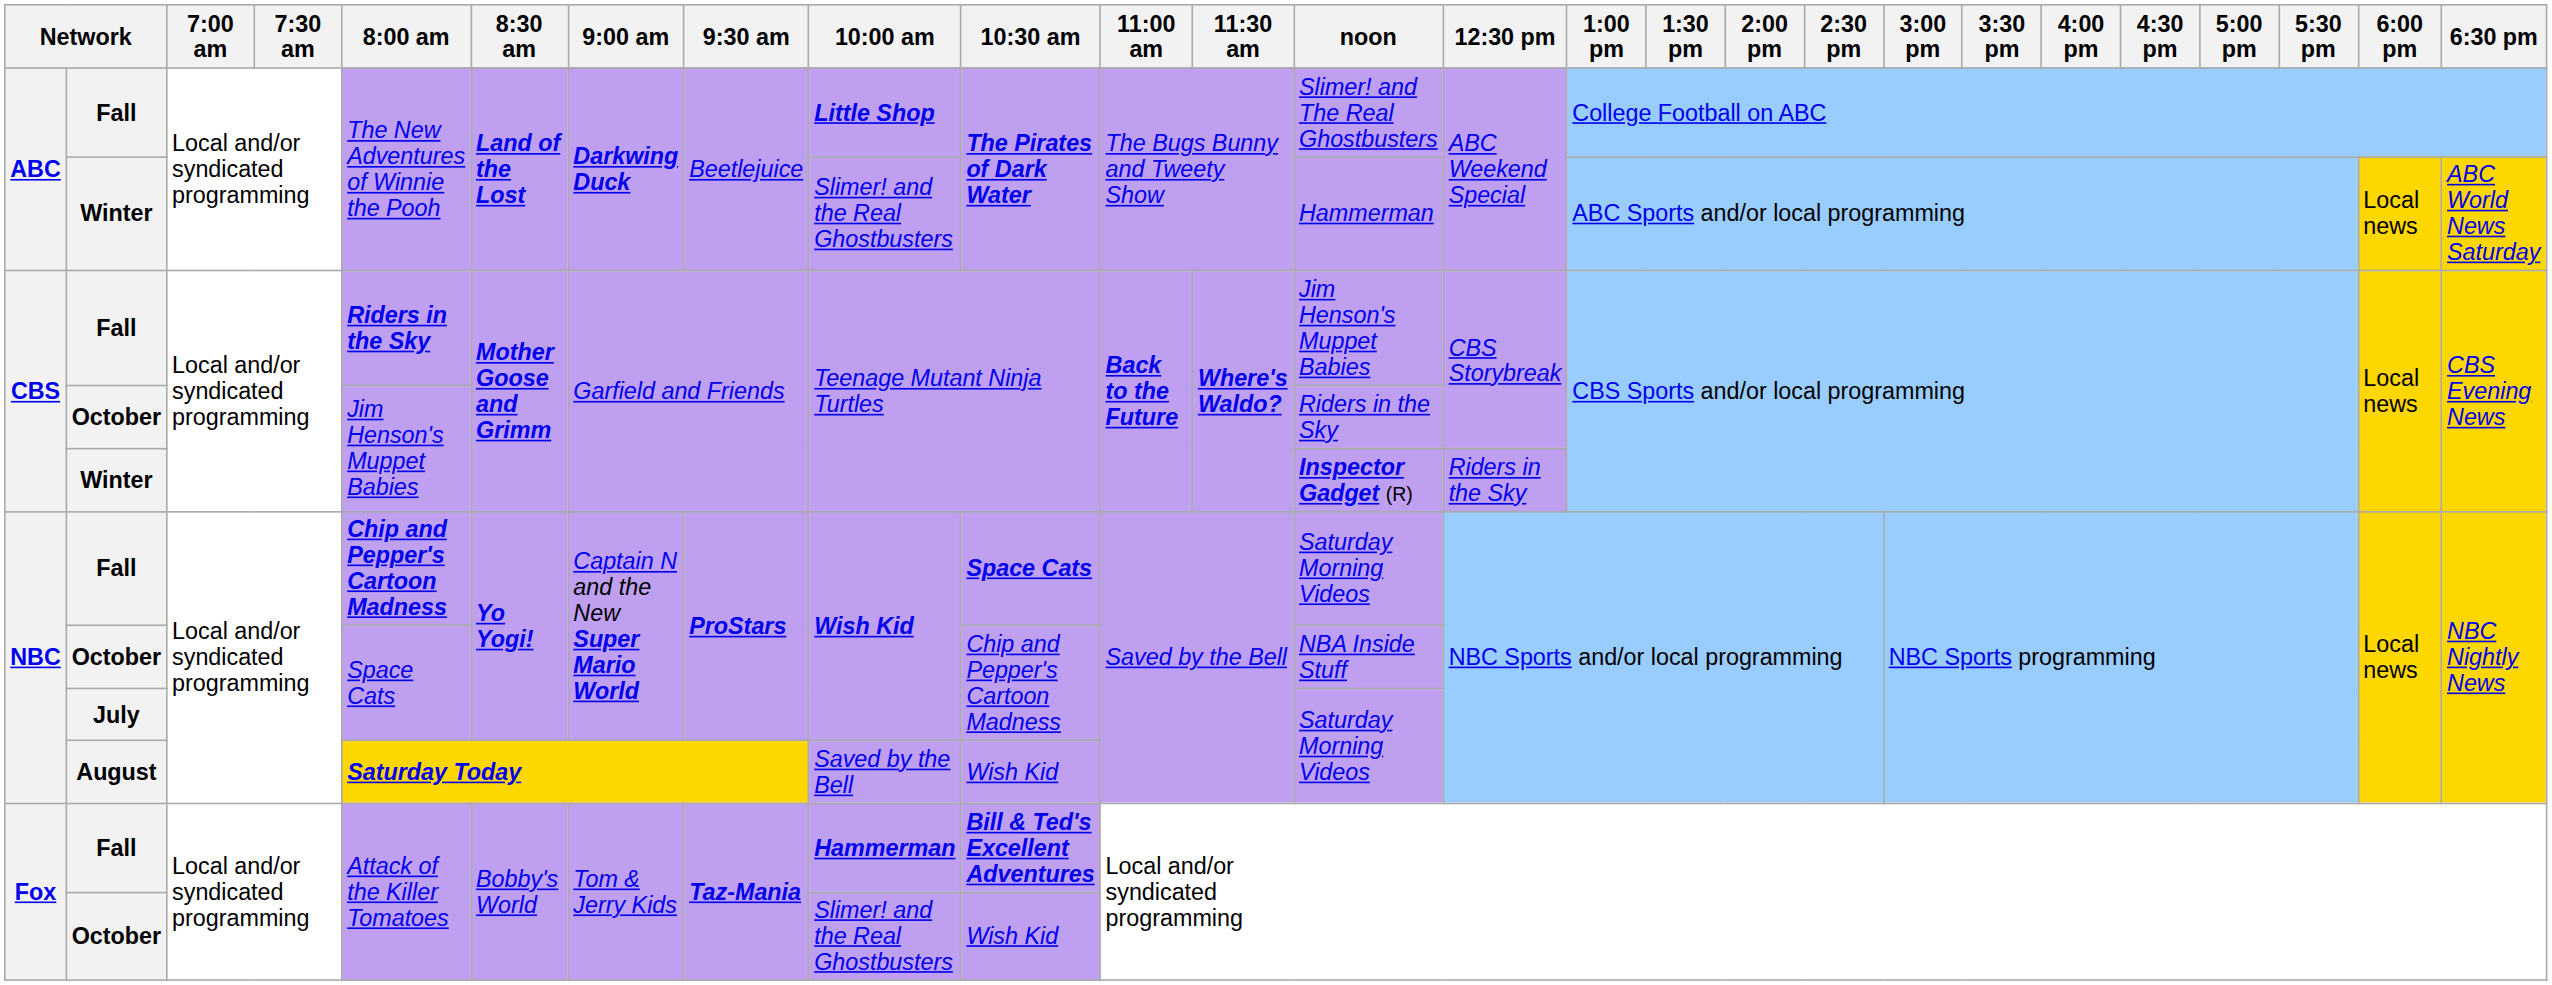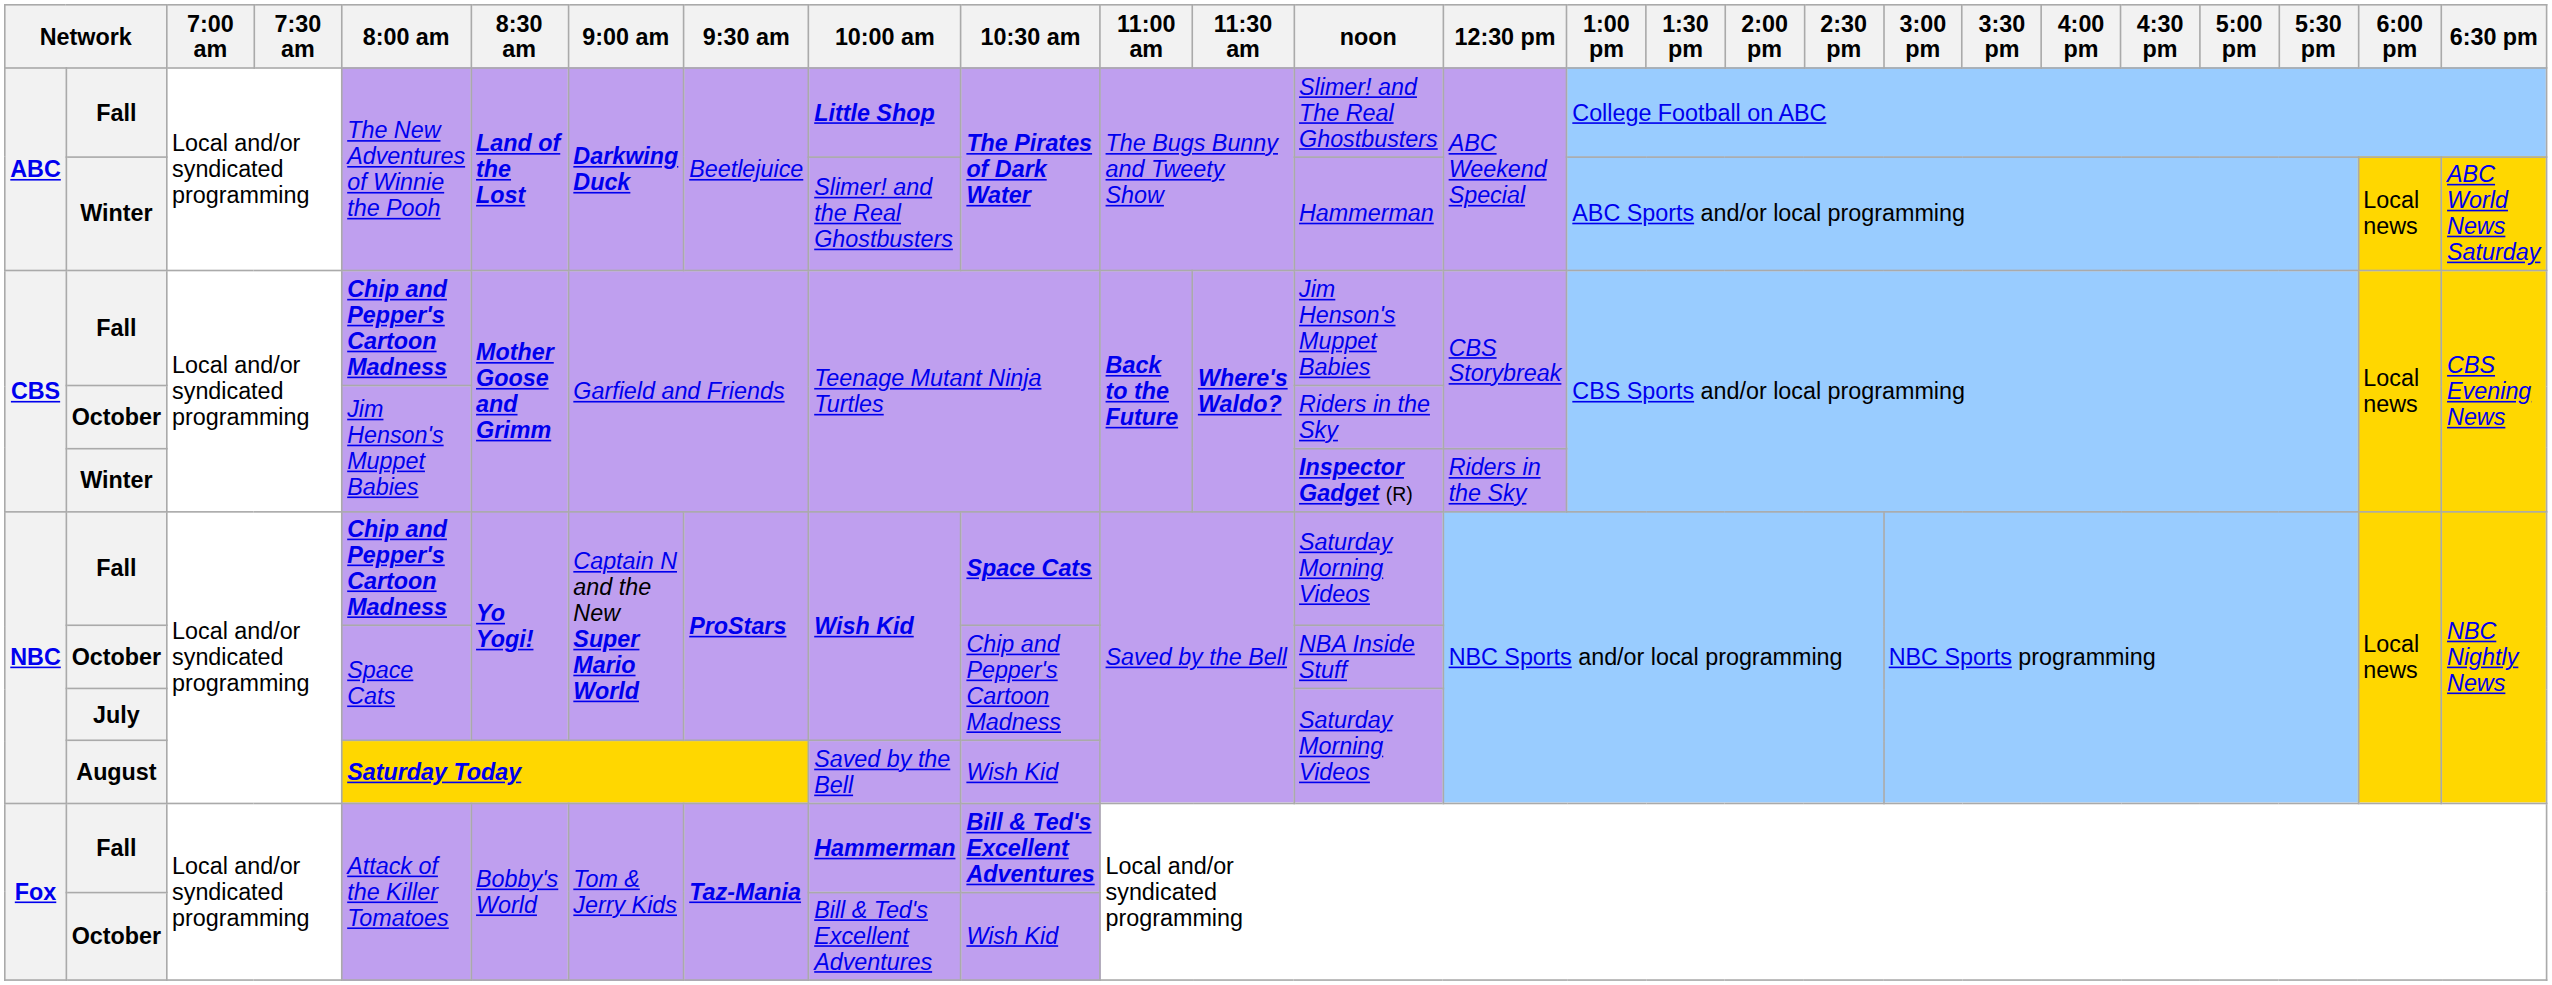(397, 329) Riders in the Sky -> (397, 329) Chip and Pepper's Cartoon Madness
(884, 936) Slimer! and the Real Ghostbusters -> (873, 936) Bill & Ted's Excellent Adventures
